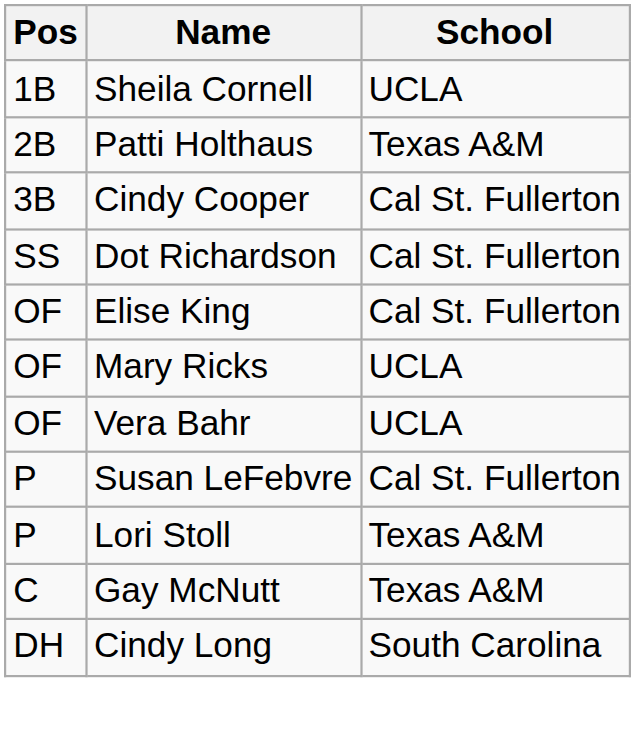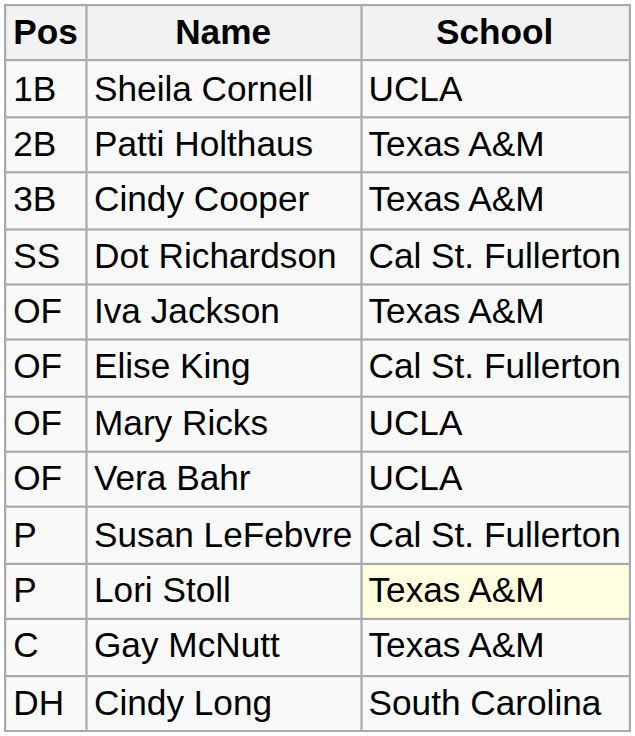(495, 199) Cal St. Fullerton -> (457, 199) Texas A&M
+ row: (187, 311)
(457, 534) no background -> (457, 590) lightyellow background
